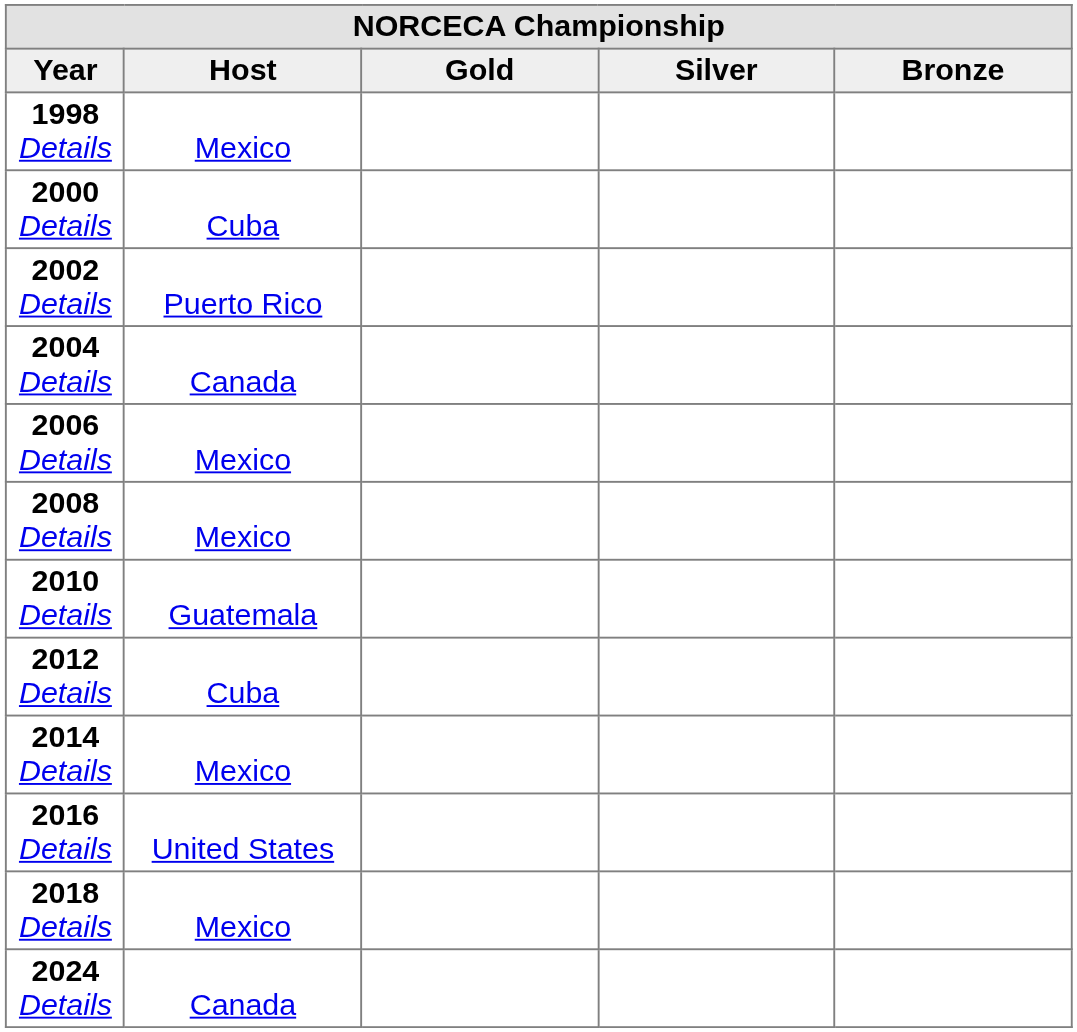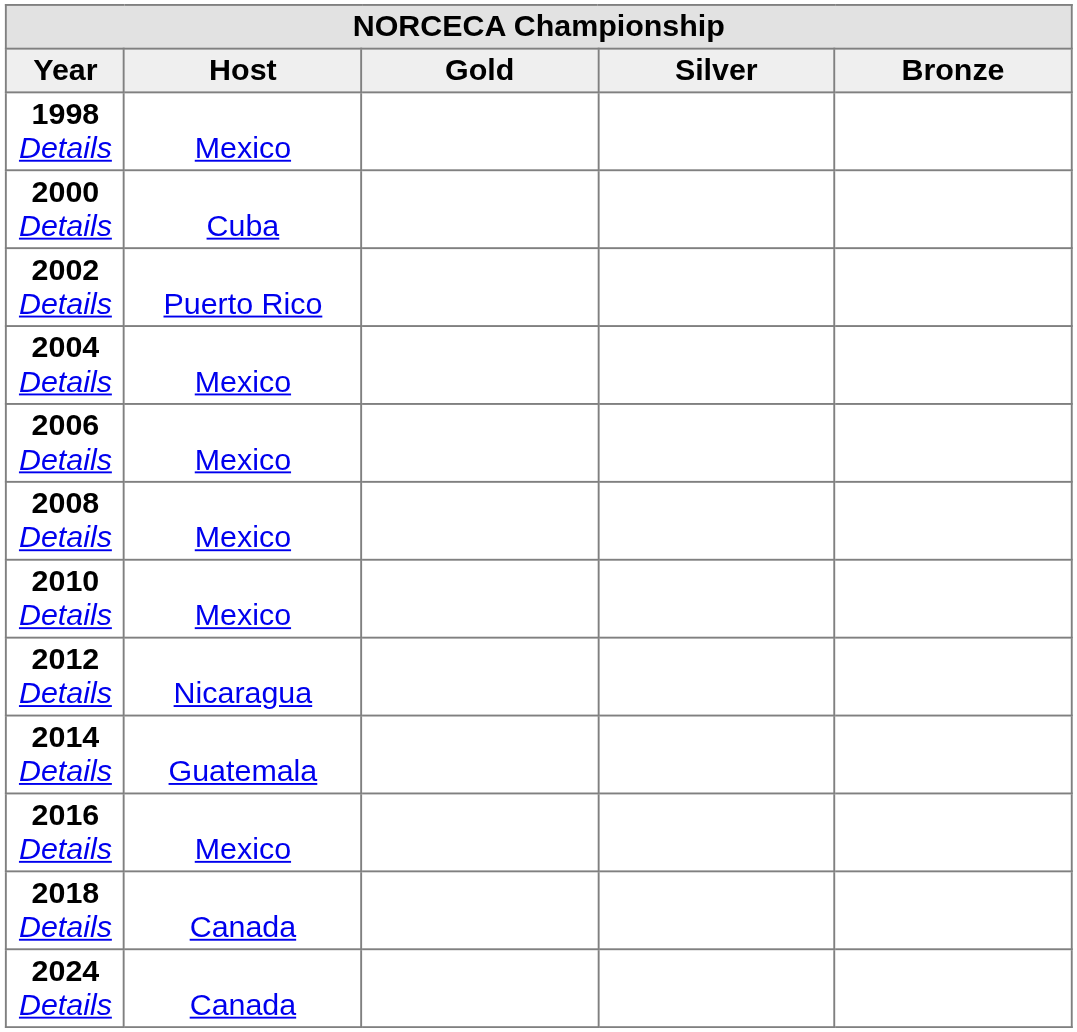(243, 381) Canada -> (243, 381) Mexico
(243, 615) Guatemala -> (243, 615) Mexico
(243, 693) Cuba -> (243, 693) Nicaragua
(243, 771) Mexico -> (243, 771) Guatemala
(243, 849) United States -> (243, 849) Mexico
(243, 926) Mexico -> (243, 926) Canada
